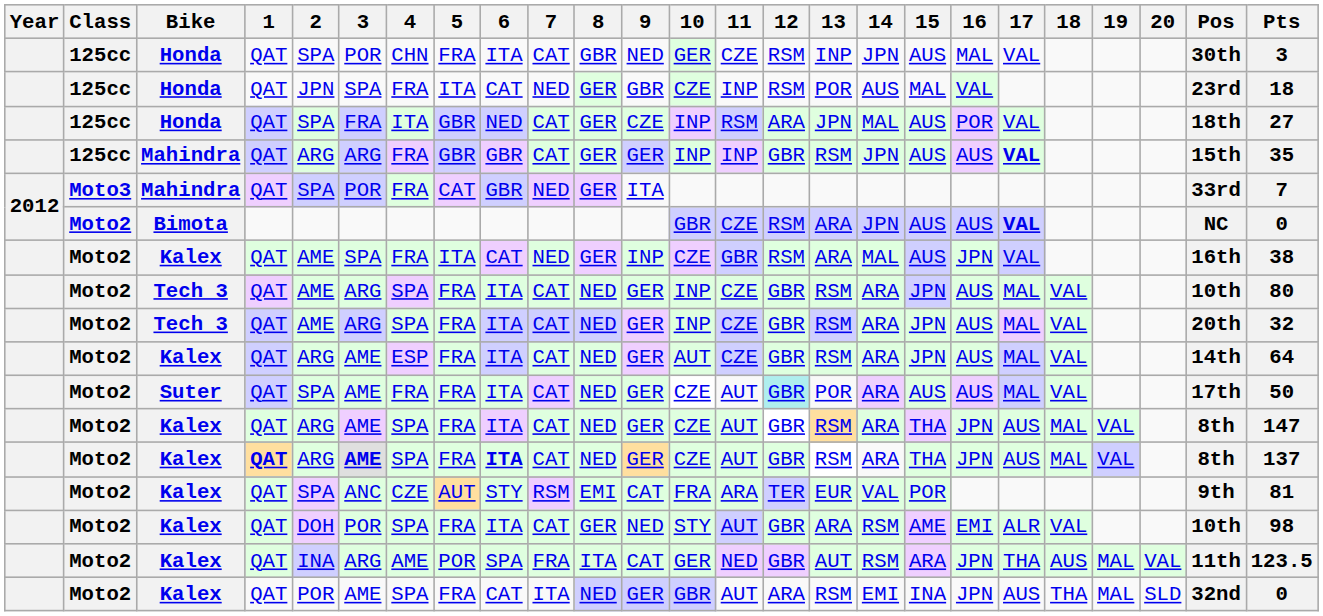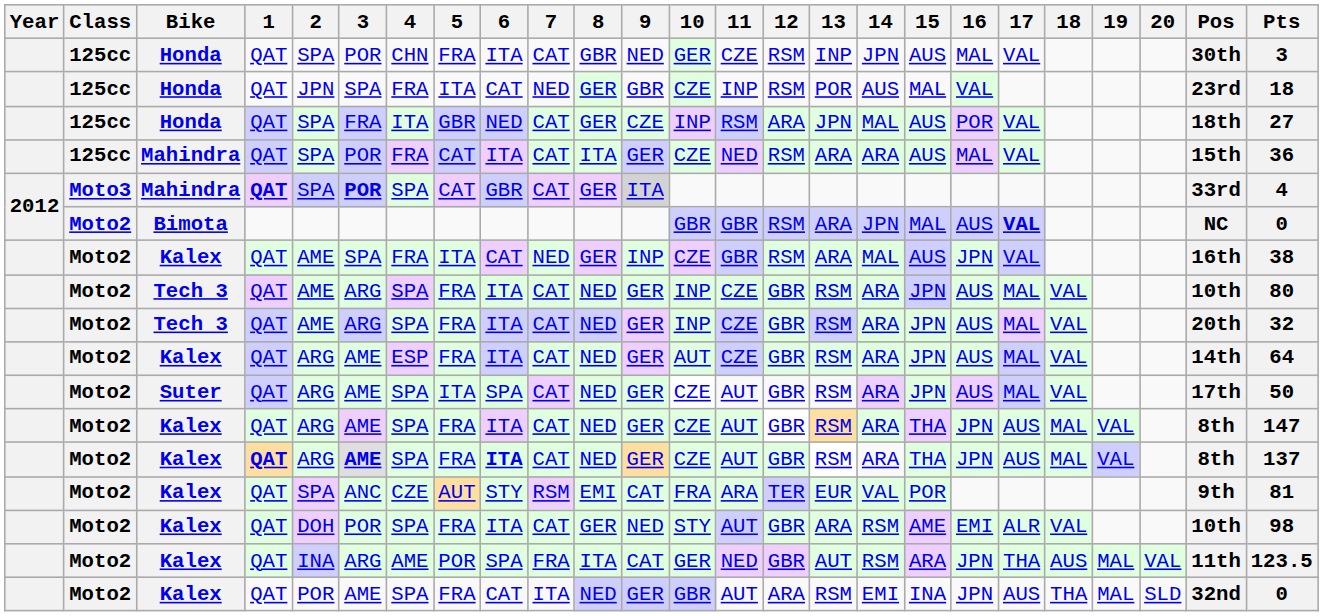(316, 156) ARG -> (316, 156) SPA
(363, 156) ARG -> (363, 156) POR
(457, 156) GBR -> (457, 156) CAT
(504, 156) GBR -> (504, 156) ITA
(598, 156) GER -> (598, 156) ITA
(692, 156) INP -> (692, 156) CZE
(739, 156) INP -> (739, 156) NED
(786, 156) GBR -> (786, 156) RSM
(833, 156) RSM -> (833, 156) ARA
(880, 156) JPN -> (880, 156) ARA
(975, 156) AUS -> (975, 156) MAL
(1022, 156) bold -> (1022, 156) normal
(1282, 156) 35 -> (1282, 156) 36
(269, 190) normal -> (269, 190) bold
(363, 190) normal -> (363, 190) bold
(410, 190) FRA -> (410, 190) SPA
(551, 190) NED -> (551, 190) CAT
(645, 190) no background -> (645, 190) lightgrey background
(1282, 190) 7 -> (1282, 190) 4
(739, 224) CZE -> (739, 224) GBR
(928, 224) AUS -> (928, 224) MAL
(316, 392) SPA -> (316, 392) ARG
(410, 392) FRA -> (410, 392) SPA
(457, 392) FRA -> (457, 392) ITA
(504, 392) ITA -> (504, 392) SPA
(786, 392) paleturquoise background -> (786, 392) no background
(833, 392) POR -> (833, 392) RSM
(928, 392) AUS -> (928, 392) JPN
